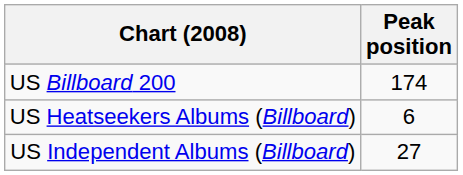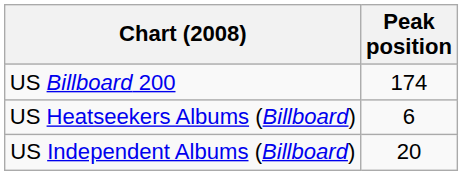(409, 151) 27 -> (409, 151) 20
